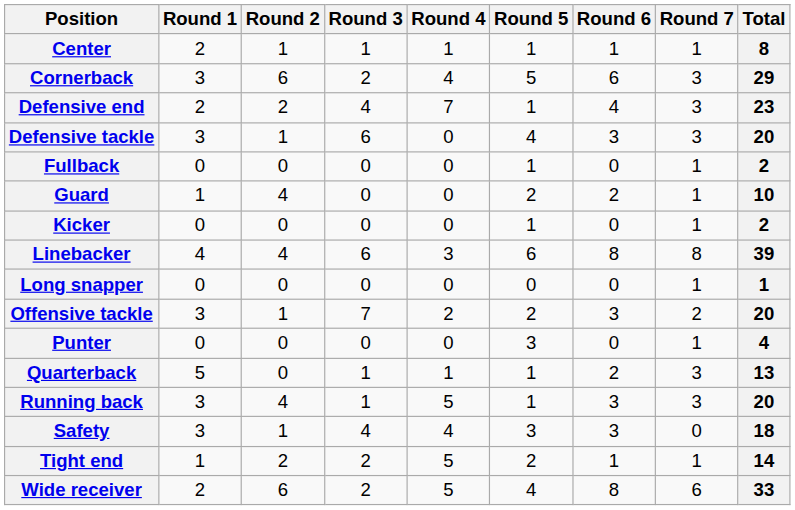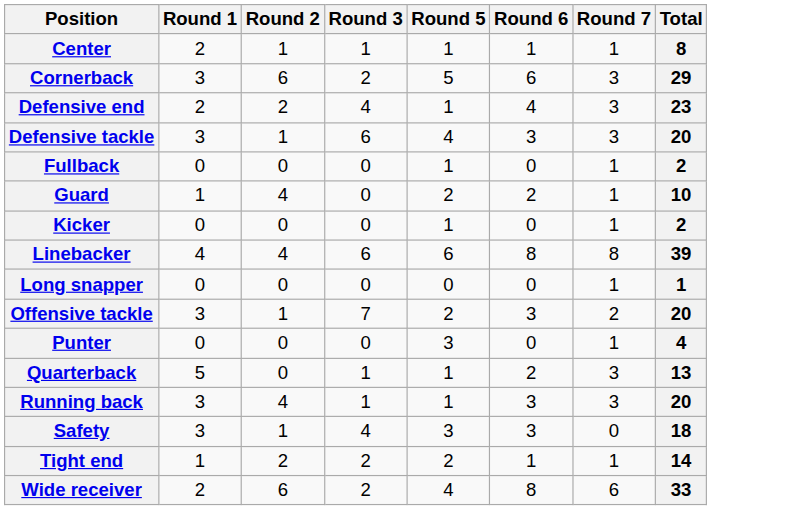- column: (448, 19)
